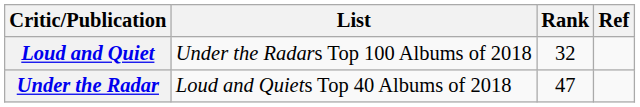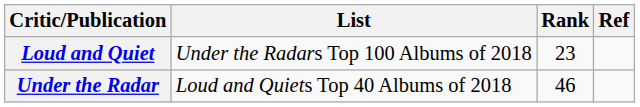(565, 53) 32 -> (565, 53) 23
(565, 85) 47 -> (565, 85) 46
